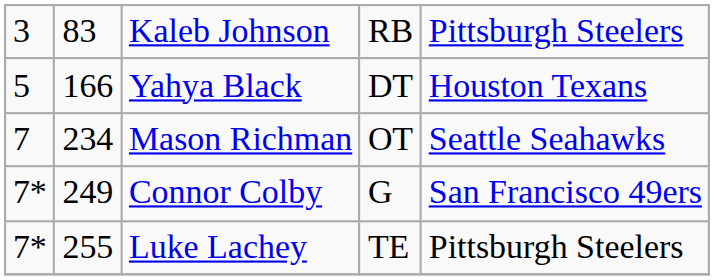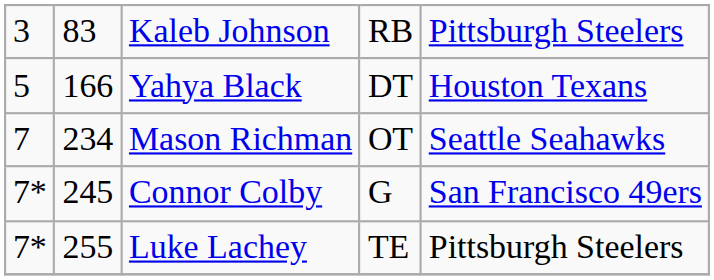(88, 192) 249 -> (88, 192) 245
